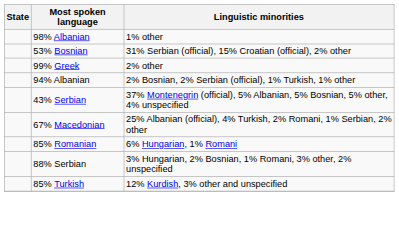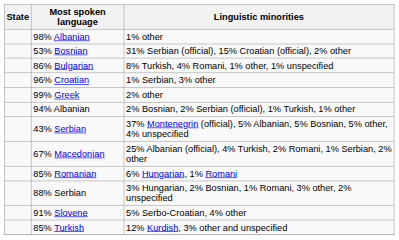+ row: (63, 66)
+ row: (61, 80)
+ row: (60, 213)
